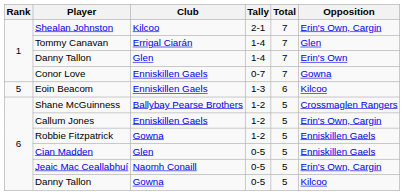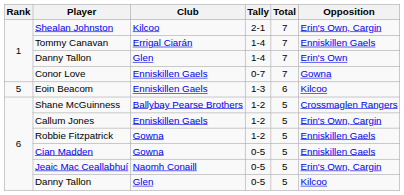(311, 43) Glen -> (338, 43) Enniskillen Gaels
(143, 151) Glen -> (148, 151) Gowna
(148, 182) Gowna -> (143, 182) Glen
